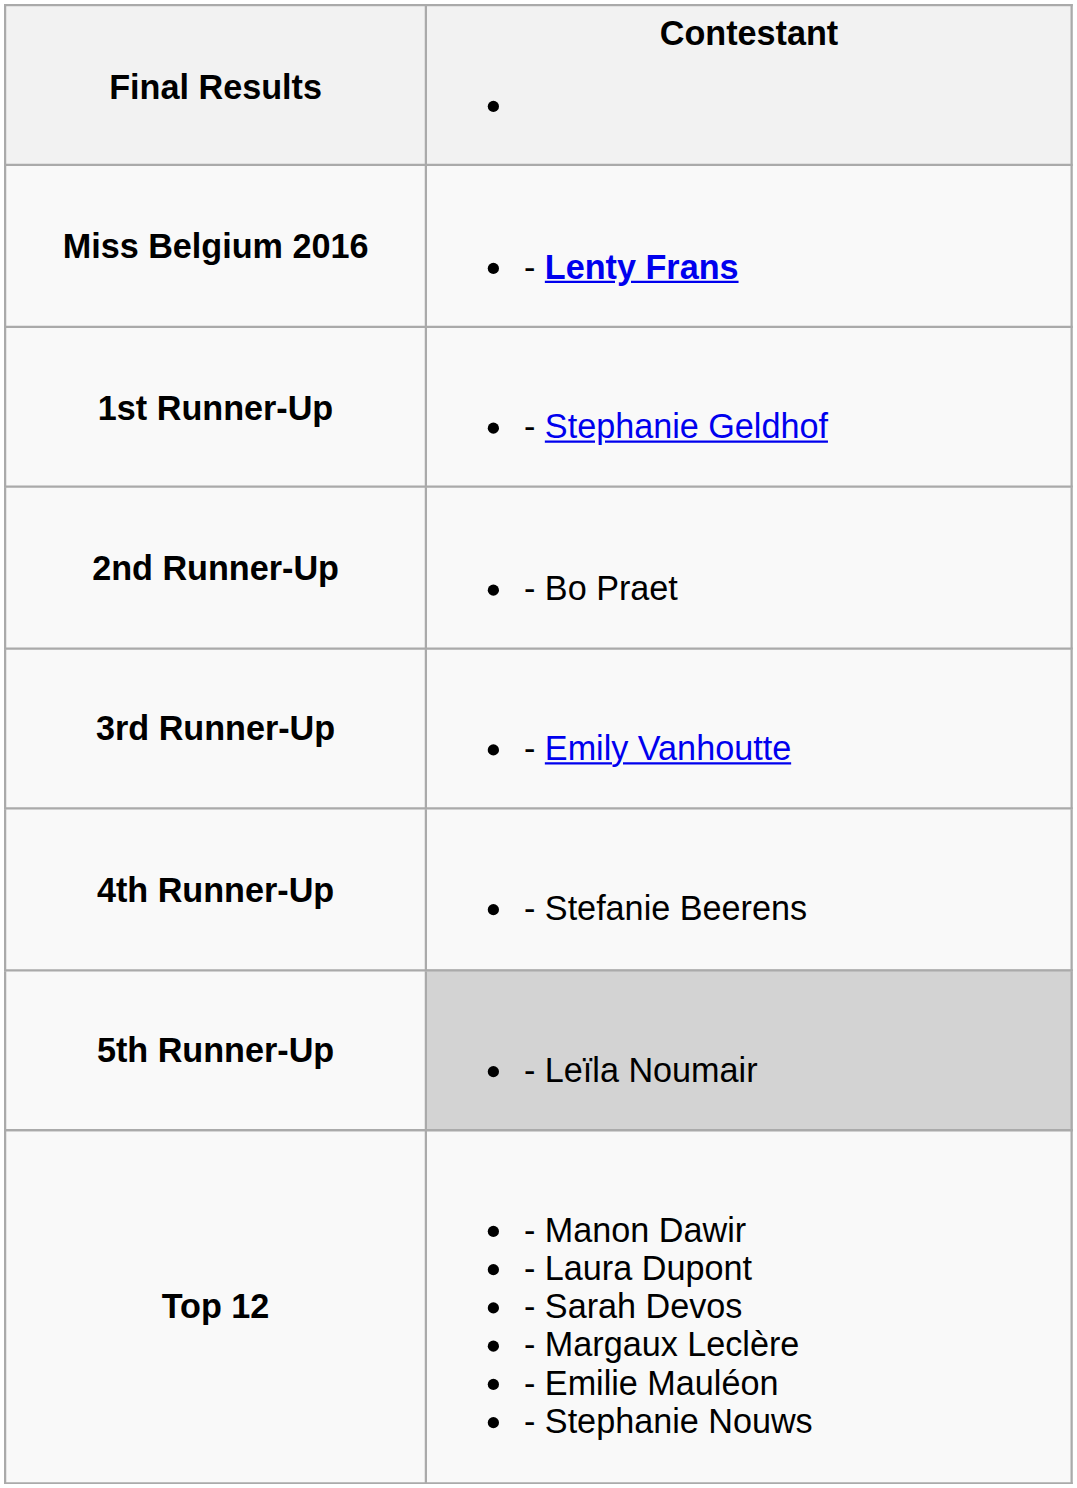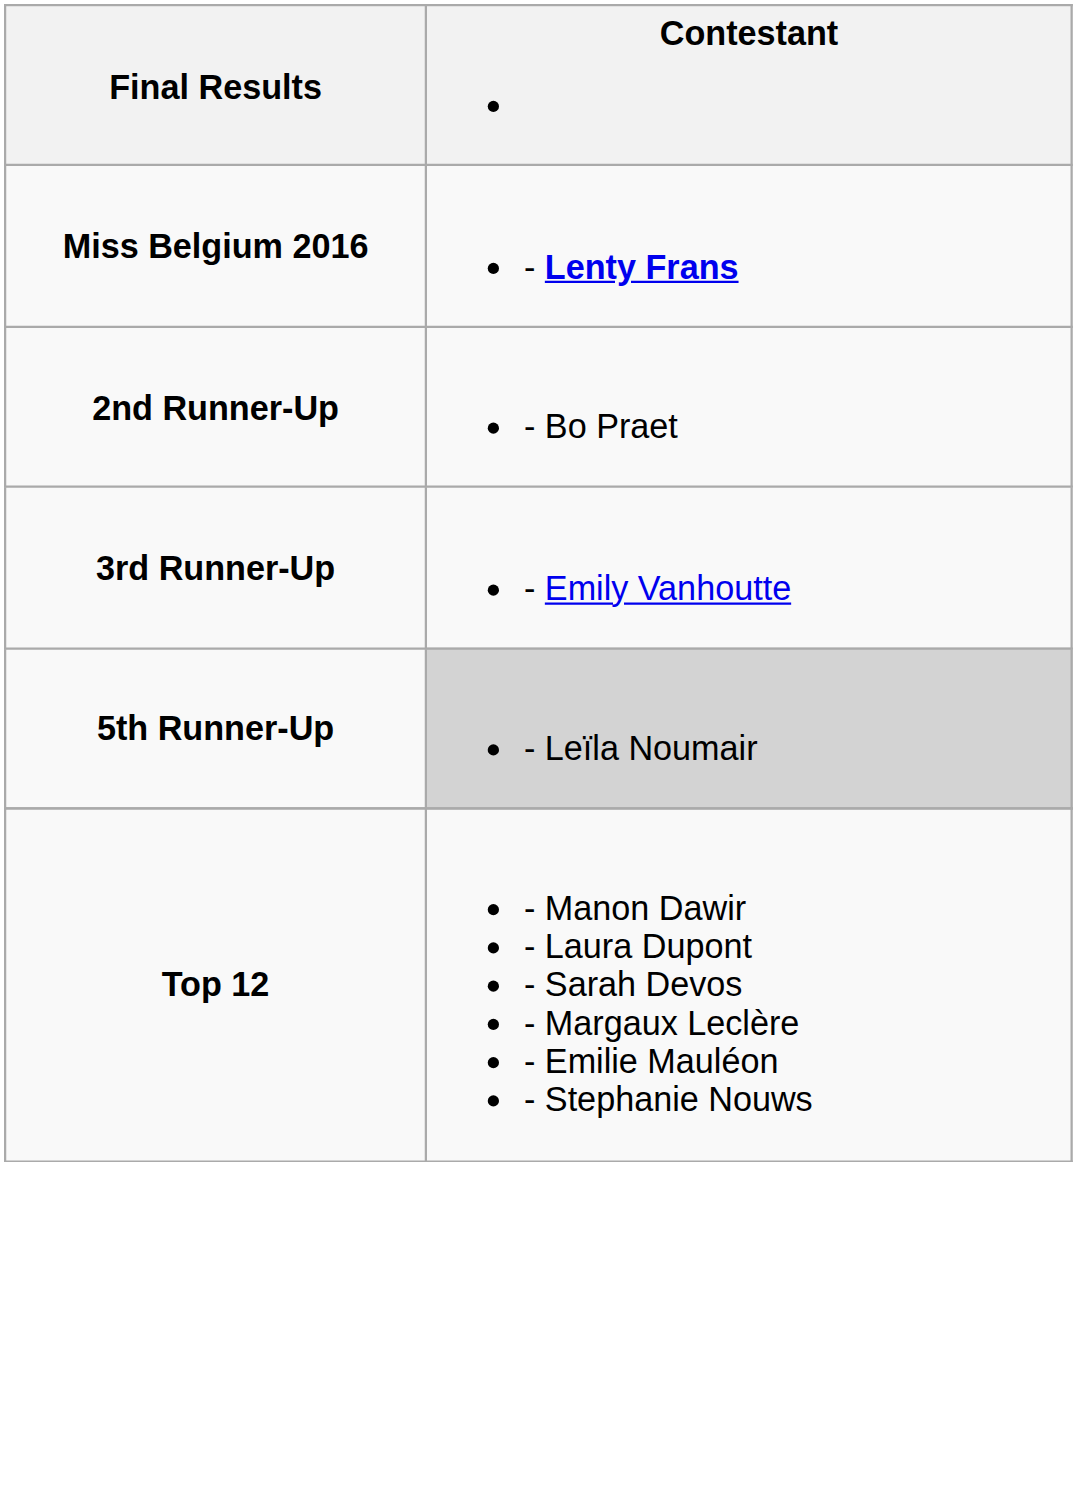- row: (216, 407)
- row: (216, 889)
